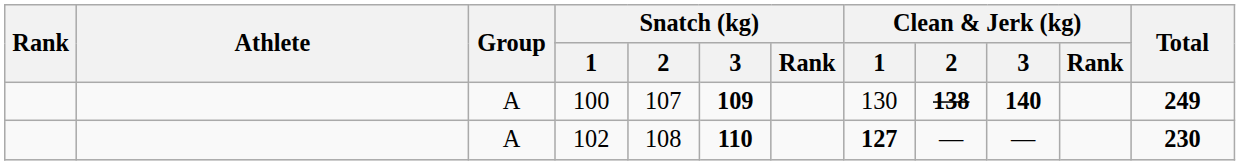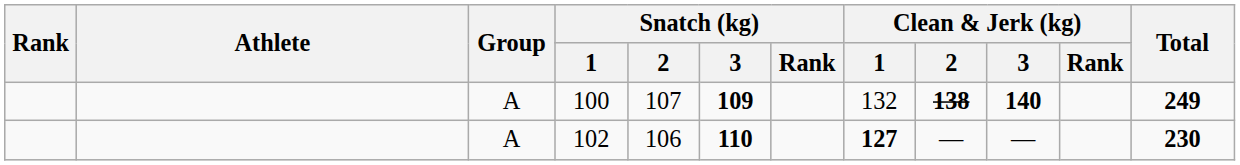(879, 100) 130 -> (879, 100) 132
(663, 139) 108 -> (663, 139) 106
